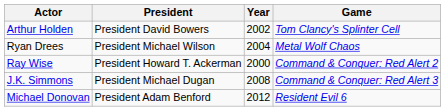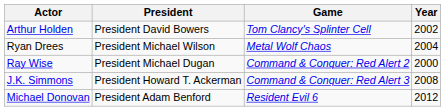columns swapped: (357, 13) <-> (258, 13)
(168, 64) President Howard T. Ackerman -> (154, 64) President Michael Dugan
(154, 81) President Michael Dugan -> (168, 81) President Howard T. Ackerman
